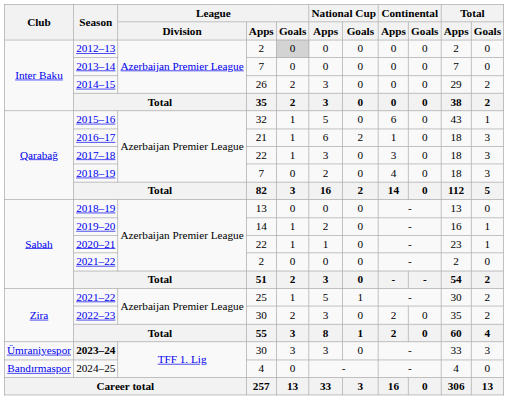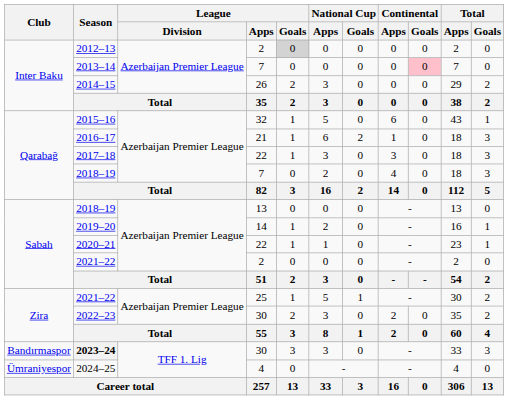(425, 66) no background -> (425, 66) pink background
(39, 350) Ümraniyespor -> (39, 350) Bandırmaspor
(39, 368) Bandırmaspor -> (39, 368) Ümraniyespor
